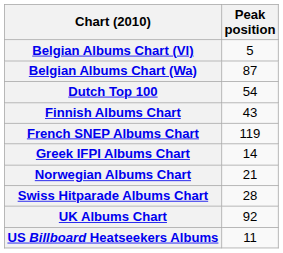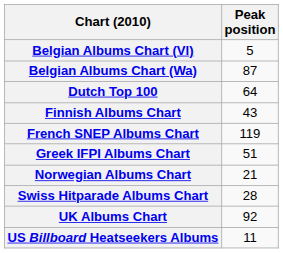(250, 92) 54 -> (250, 92) 64
(250, 154) 14 -> (250, 154) 51
